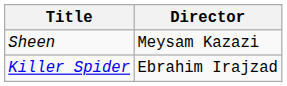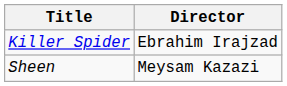rows swapped: (69, 68) <-> (32, 43)
